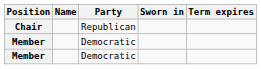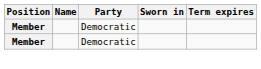- row: (28, 27)
